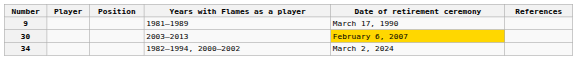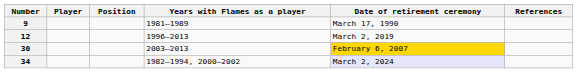+ row: (26, 36)
(363, 49) no background -> (363, 62) lavender background
